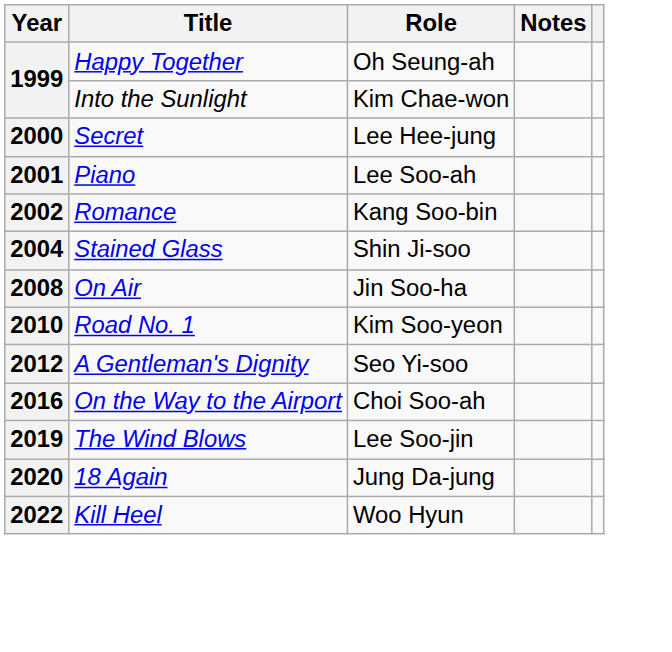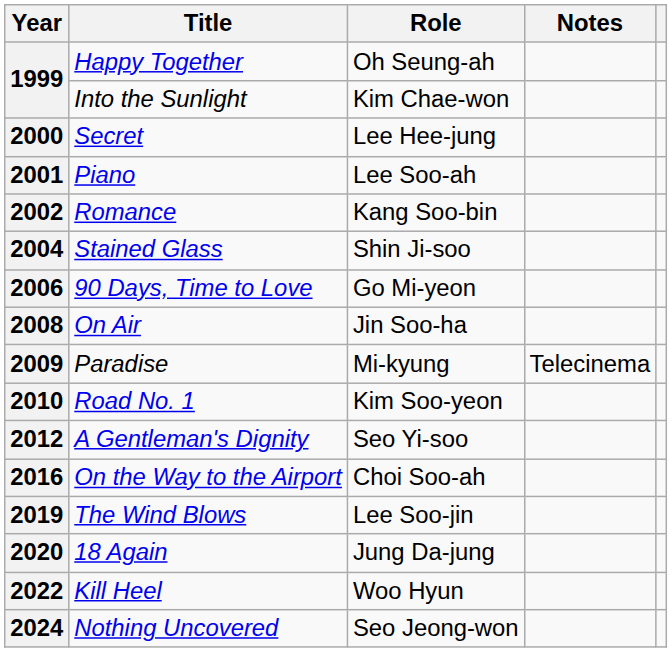+ row: (37, 288)
+ row: (37, 363)
+ row: (37, 628)
